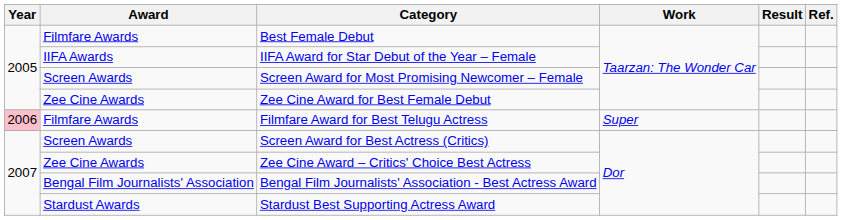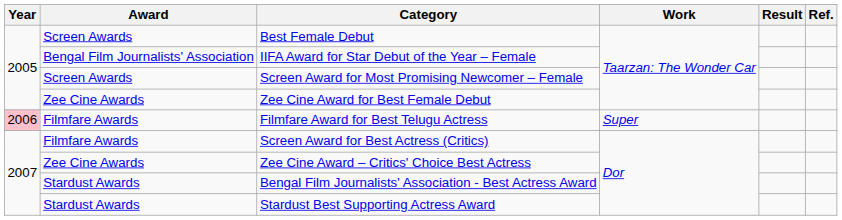(91, 36) Filmfare Awards -> (88, 36) Screen Awards
(78, 57) IIFA Awards -> (148, 57) Bengal Film Journalists' Association
(88, 141) Screen Awards -> (91, 141) Filmfare Awards
(148, 183) Bengal Film Journalists' Association -> (91, 183) Stardust Awards
